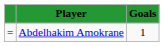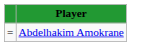- column: (143, 13)
